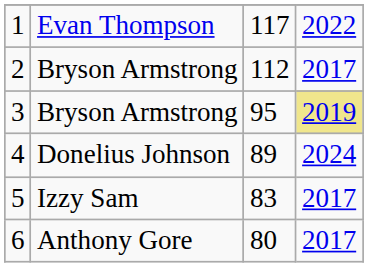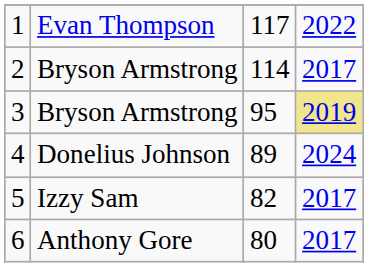(270, 68) 112 -> (270, 68) 114
(264, 197) 83 -> (264, 197) 82
